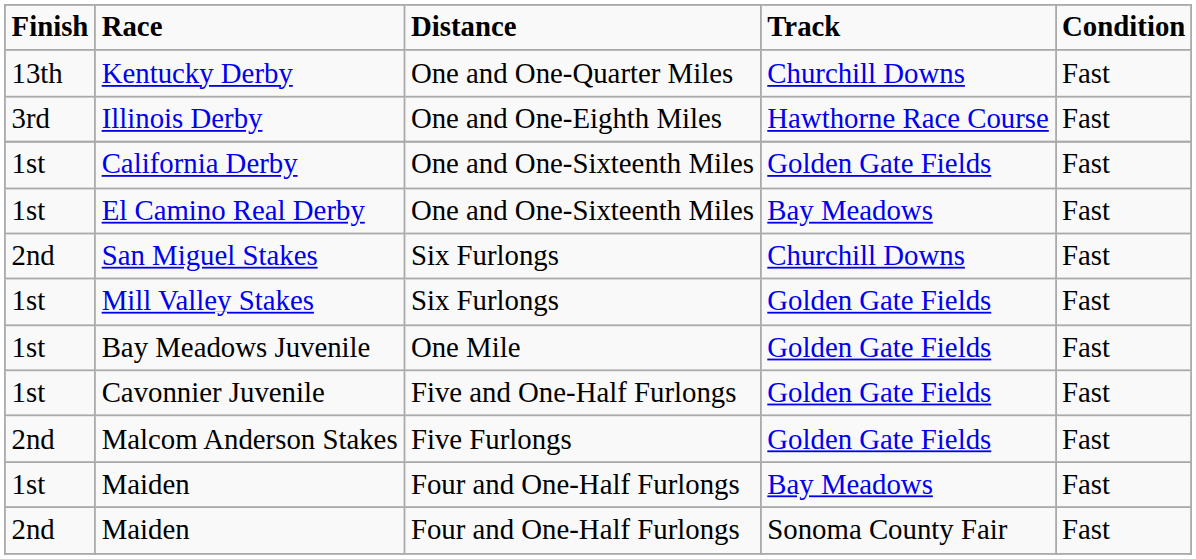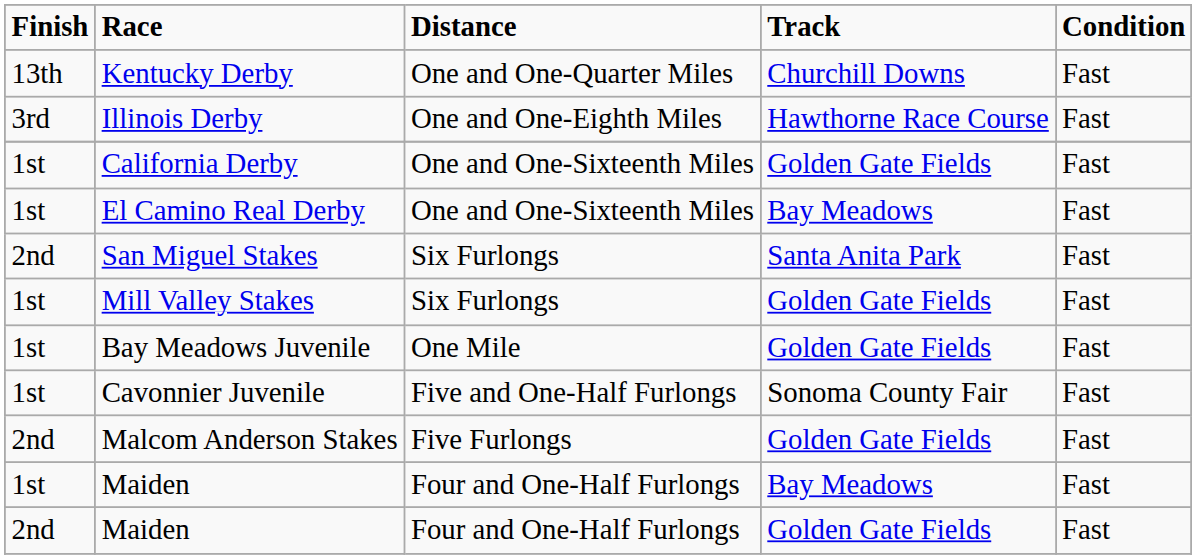(866, 255) Churchill Downs -> (864, 255) Santa Anita Park
(879, 392) Golden Gate Fields -> (887, 392) Sonoma County Fair
(887, 529) Sonoma County Fair -> (879, 529) Golden Gate Fields
